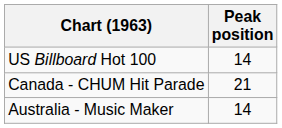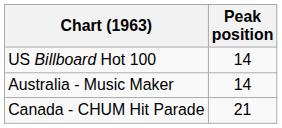rows swapped: (91, 110) <-> (106, 85)
